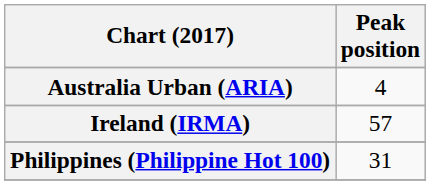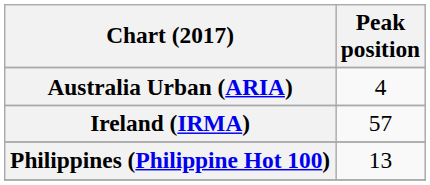(380, 160) 31 -> (380, 160) 13
